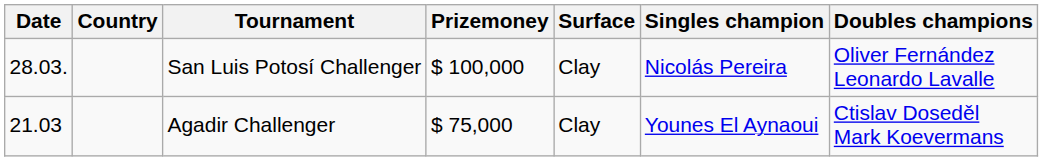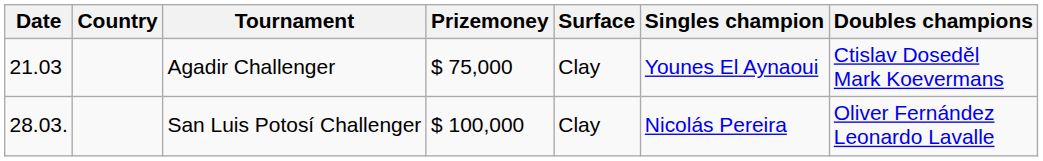rows swapped: (251, 125) <-> (294, 67)
